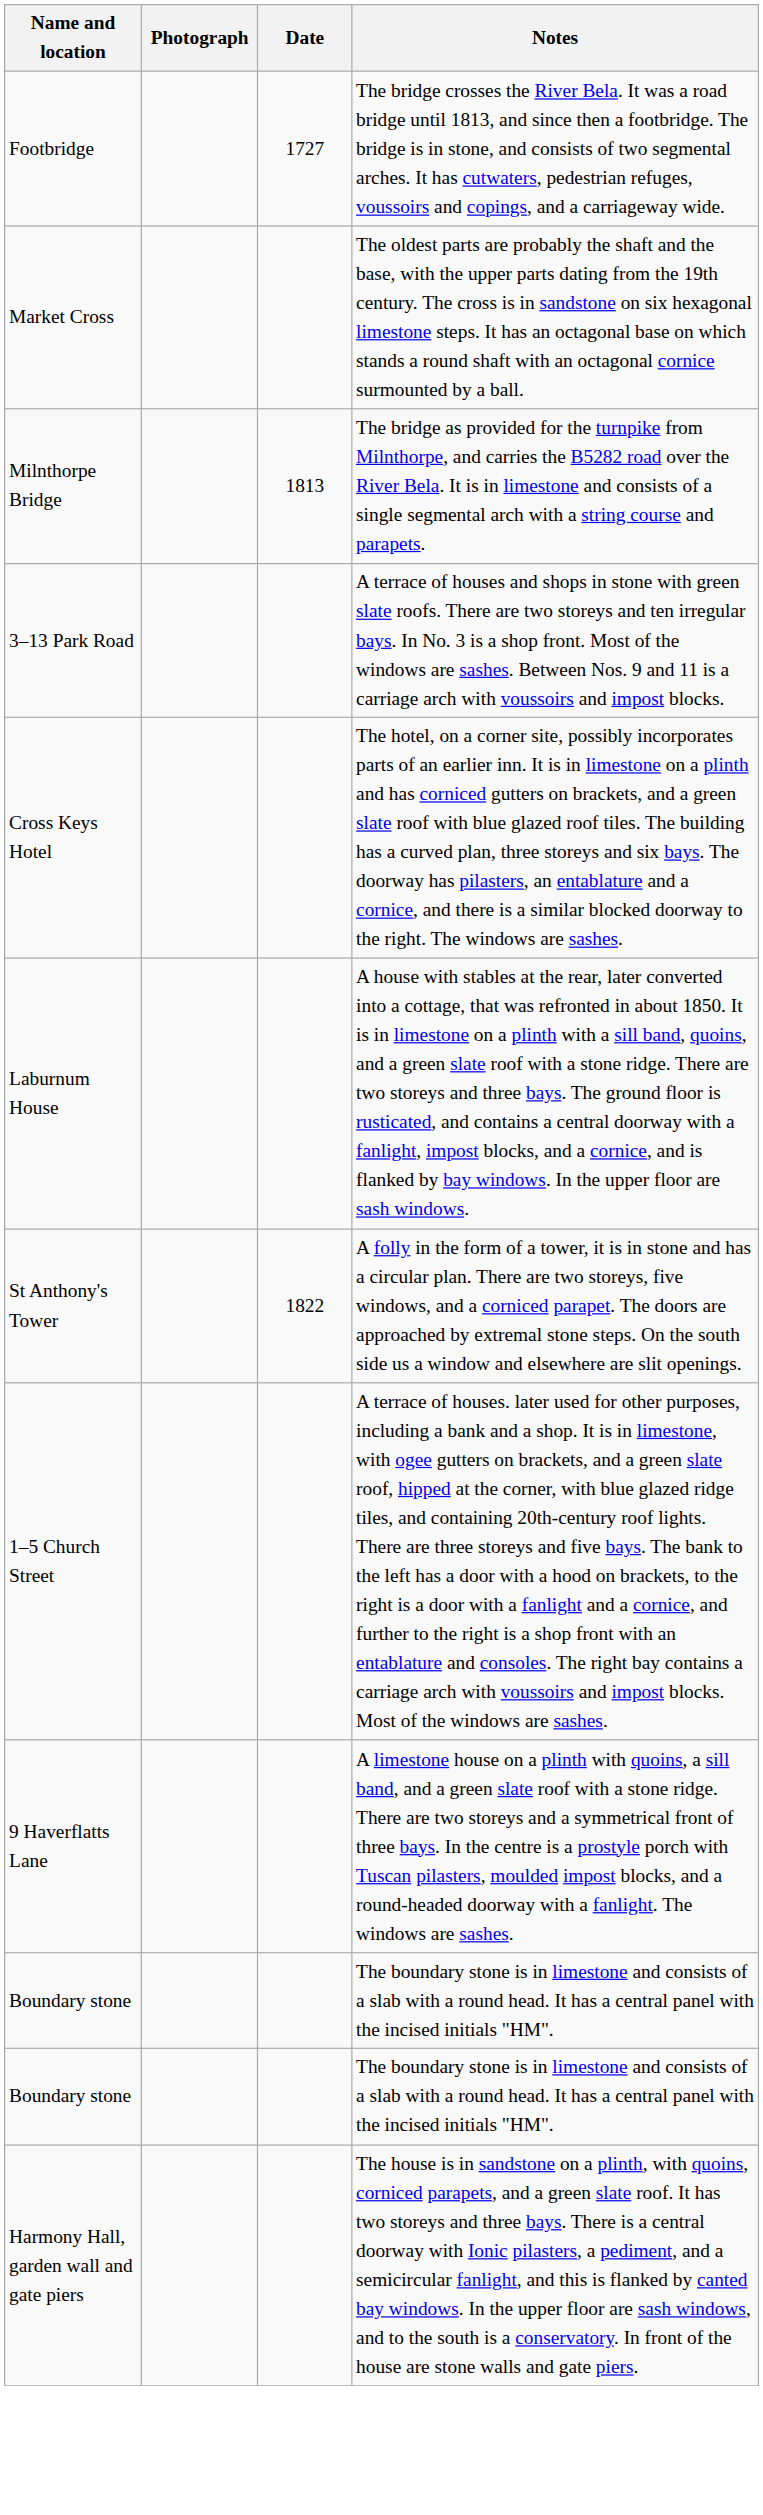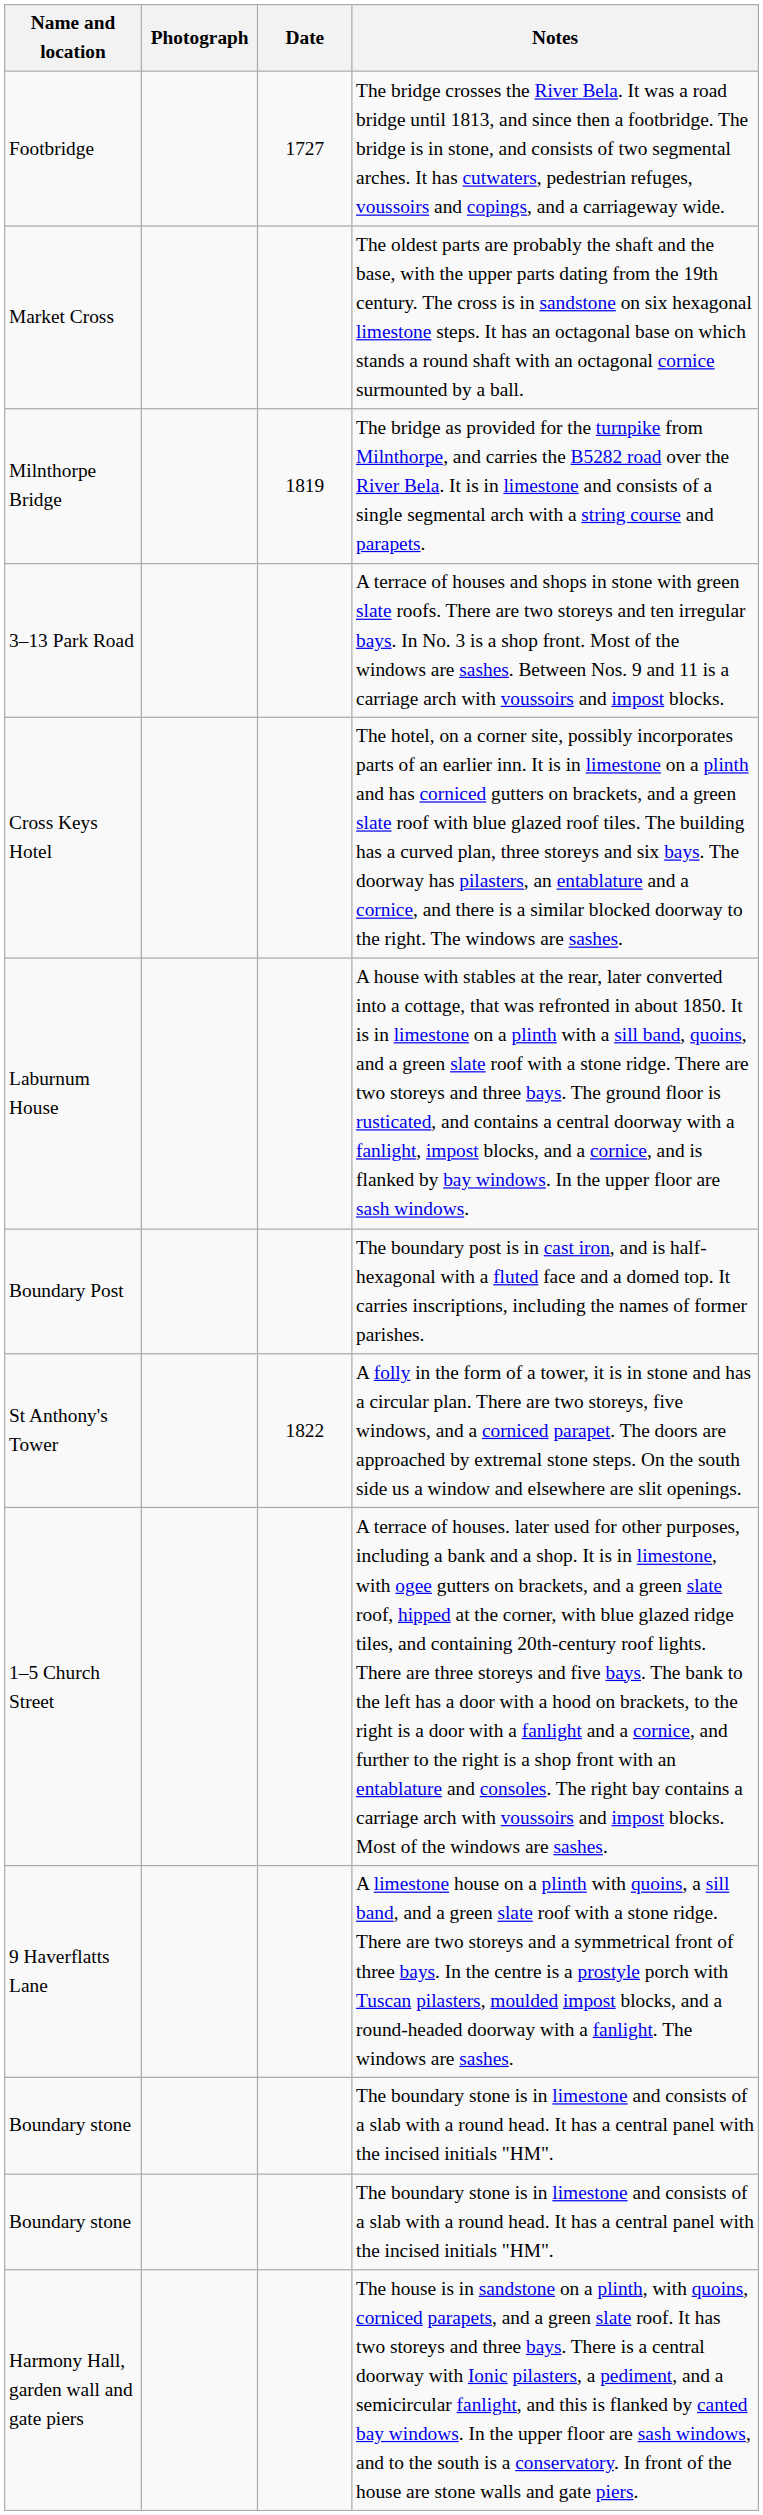(305, 485) 1813 -> (305, 485) 1819
+ row: (66, 1291)
